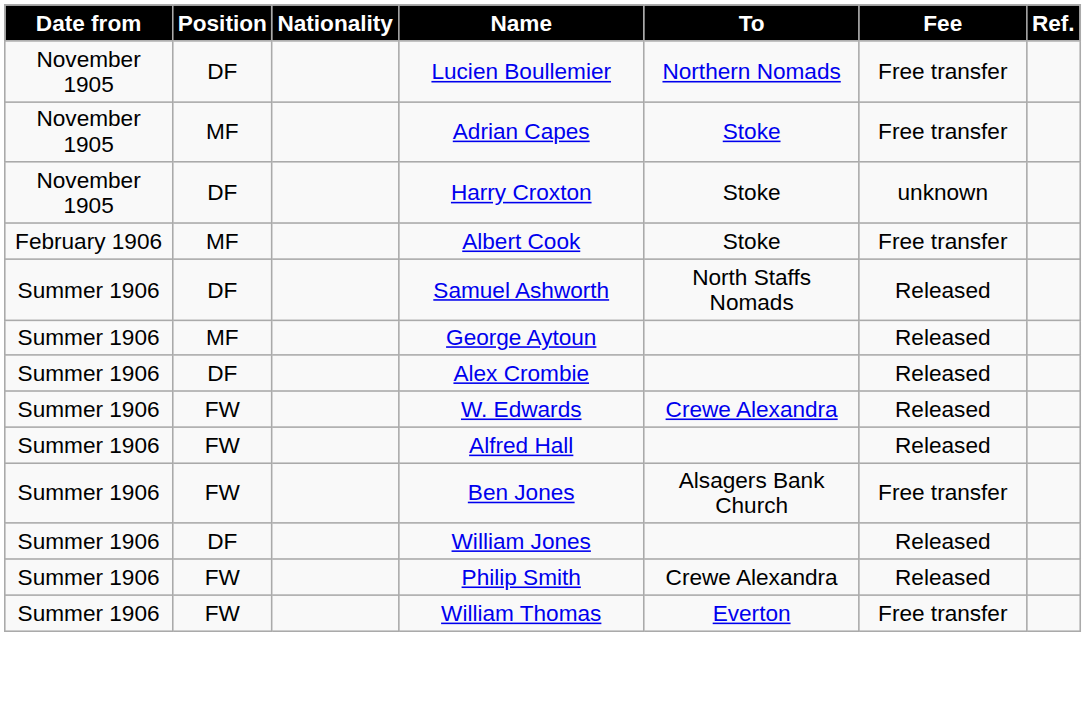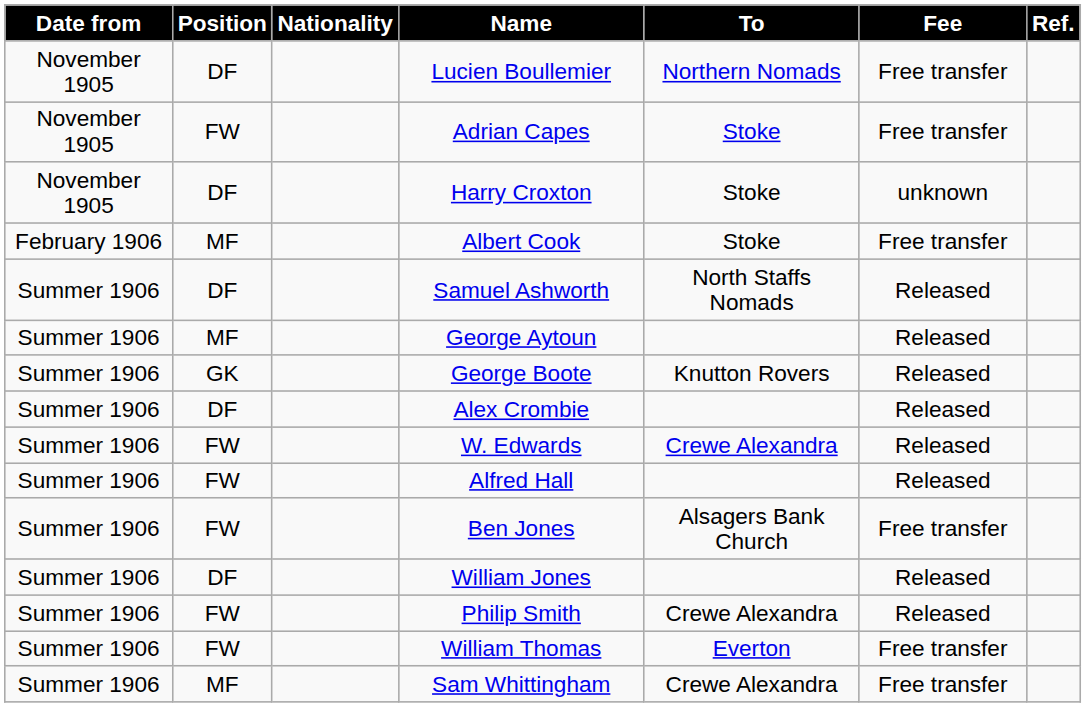(222, 132) MF -> (222, 132) FW
+ row: (521, 374)
+ row: (521, 684)
